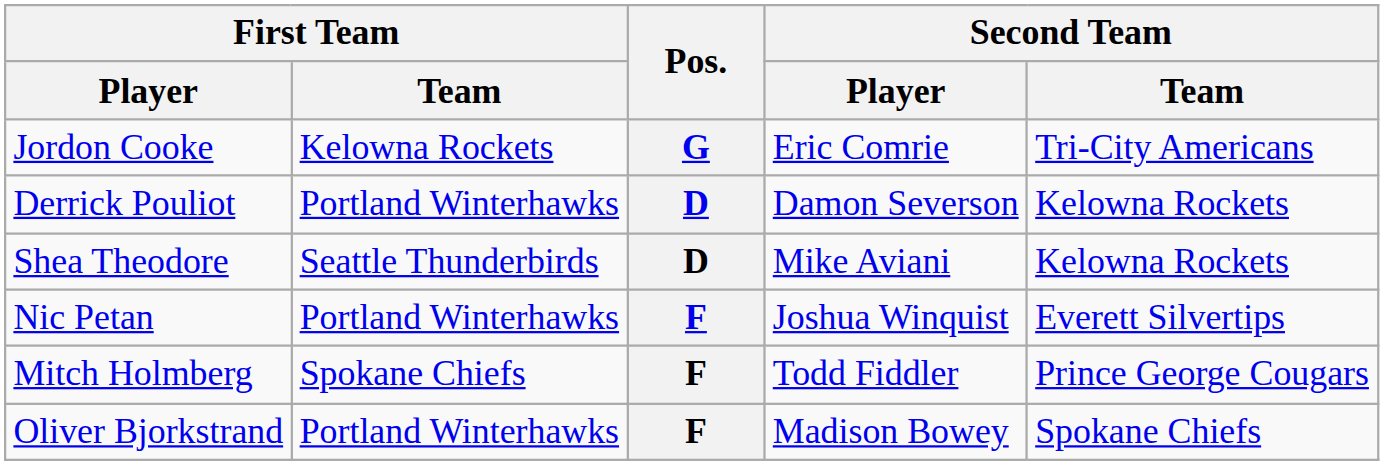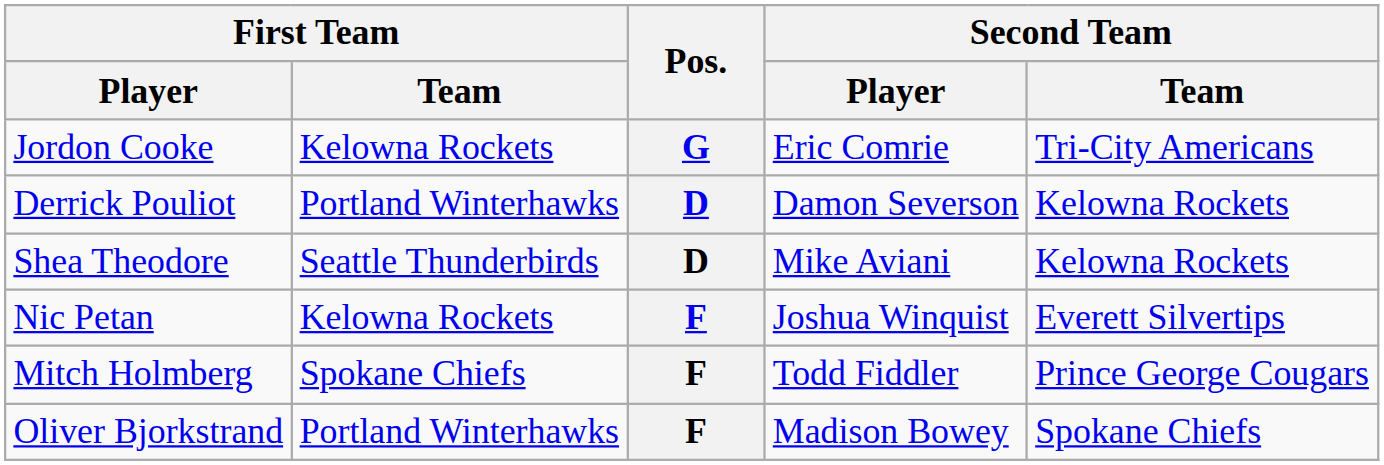(459, 317) Portland Winterhawks -> (427, 317) Kelowna Rockets
